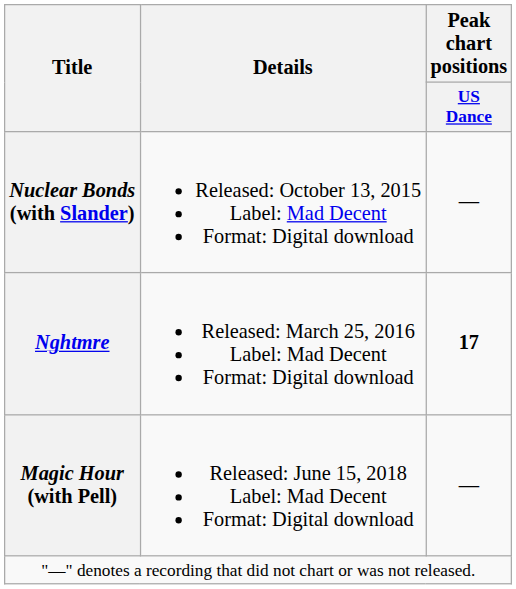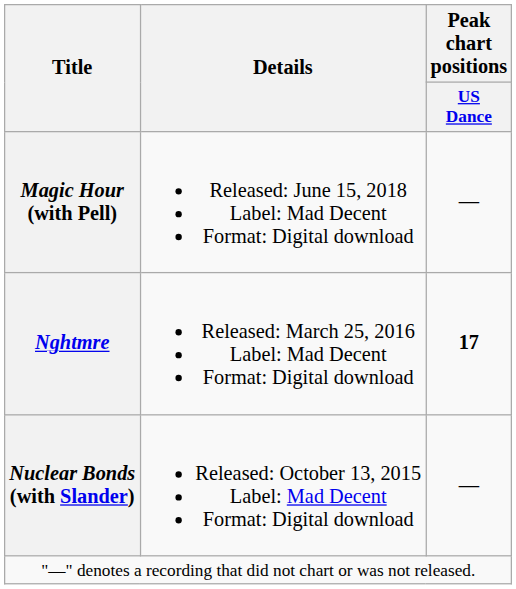rows swapped: (72, 201) <-> (72, 484)
